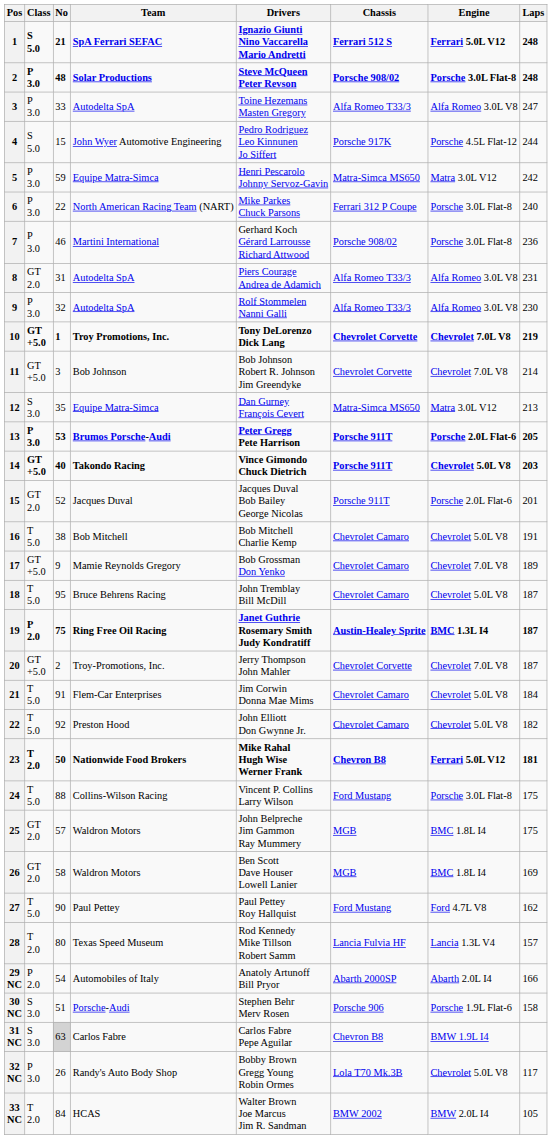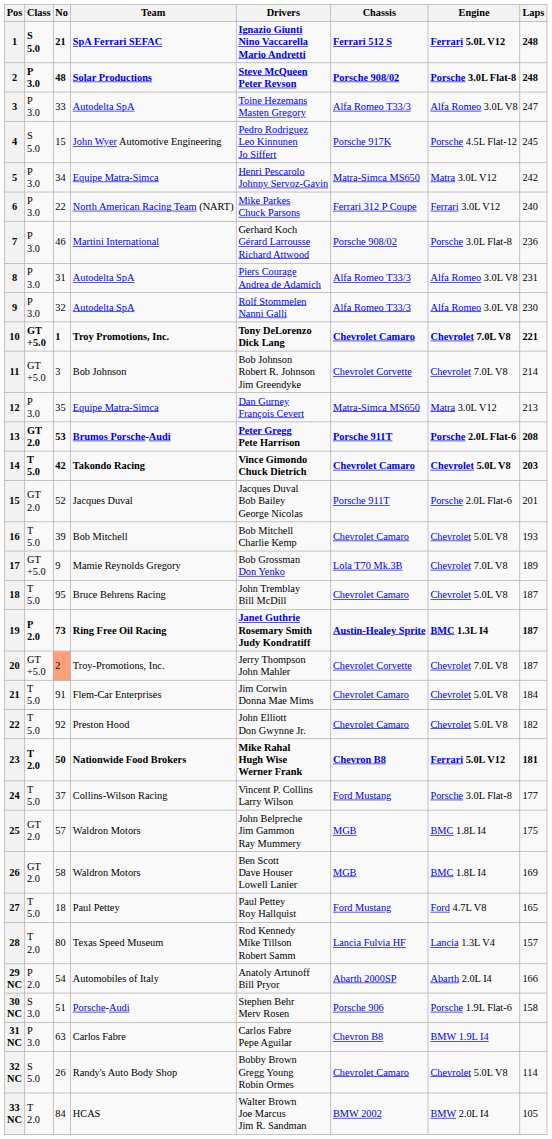(530, 142) 244 -> (530, 142) 245
(61, 177) 59 -> (61, 177) 34
(471, 207) Porsche 3.0L Flat-8 -> (465, 207) Ferrari 3.0L V12
(34, 278) GT 2.0 -> (33, 278) P 3.0
(375, 336) Chevrolet Corvette -> (374, 336) Chevrolet Camaro
(530, 336) 219 -> (530, 336) 221
(33, 407) S 3.0 -> (33, 407) P 3.0
(33, 436) P 3.0 -> (34, 436) GT 2.0
(530, 436) 205 -> (530, 436) 208
(36, 466) GT +5.0 -> (33, 466) T 5.0
(61, 466) 40 -> (61, 466) 42
(363, 466) Porsche 911T -> (374, 466) Chevrolet Camaro
(61, 536) 38 -> (61, 536) 39
(530, 536) 191 -> (530, 536) 193
(371, 566) Chevrolet Camaro -> (368, 566) Lola T70 Mk.3B
(61, 630) 75 -> (61, 630) 73
(58, 666) no background -> (58, 666) lightsalmon background
(61, 795) 88 -> (61, 795) 37
(530, 795) 175 -> (530, 795) 177
(61, 907) 90 -> (61, 907) 18
(530, 907) 162 -> (530, 907) 165
(33, 1037) S 3.0 -> (33, 1037) P 3.0
(61, 1037) lightgrey background -> (61, 1037) no background
(33, 1072) P 3.0 -> (33, 1072) S 5.0
(368, 1072) Lola T70 Mk.3B -> (371, 1072) Chevrolet Camaro
(530, 1072) 117 -> (530, 1072) 114
